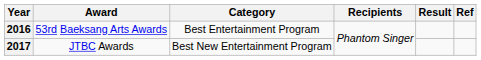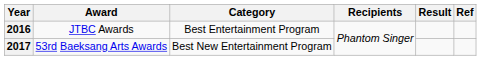(101, 30) 53rd Baeksang Arts Awards -> (101, 30) JTBC Awards
(101, 47) JTBC Awards -> (101, 47) 53rd Baeksang Arts Awards
